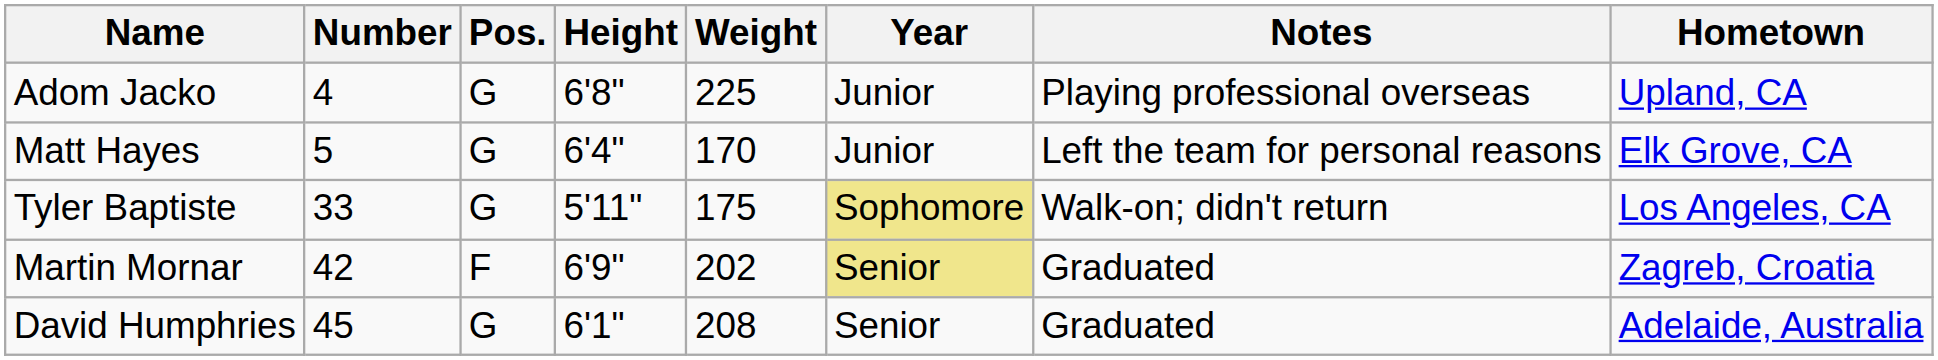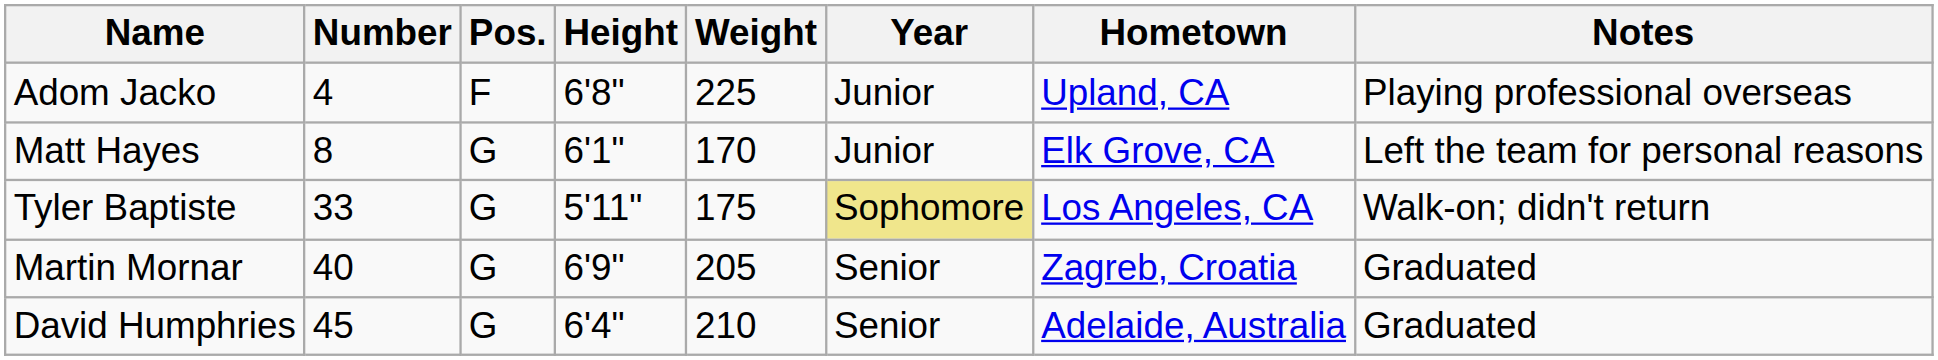columns swapped: (1771, 33) <-> (1321, 33)
(483, 92) G -> (480, 92) F
(323, 150) 5 -> (323, 150) 8
(594, 150) 6'4" -> (594, 150) 6'1"
(333, 267) 42 -> (333, 267) 40
(480, 267) F -> (483, 267) G
(726, 267) 202 -> (726, 267) 205
(887, 267) khaki background -> (887, 267) no background
(594, 325) 6'1" -> (594, 325) 6'4"
(726, 325) 208 -> (726, 325) 210
